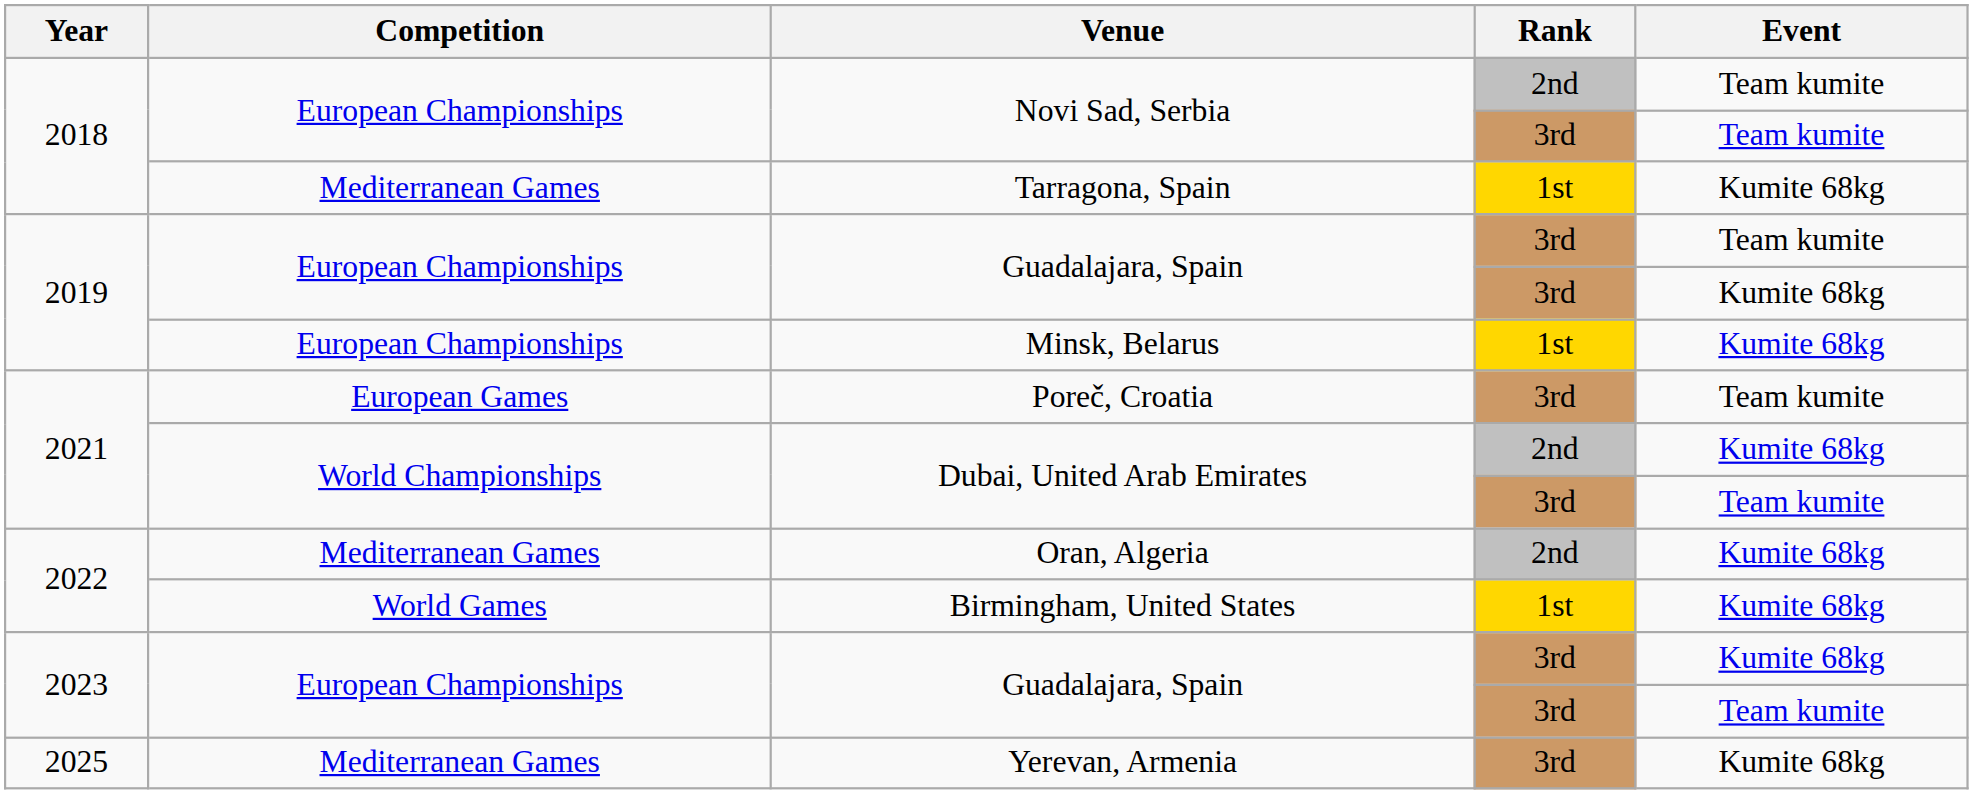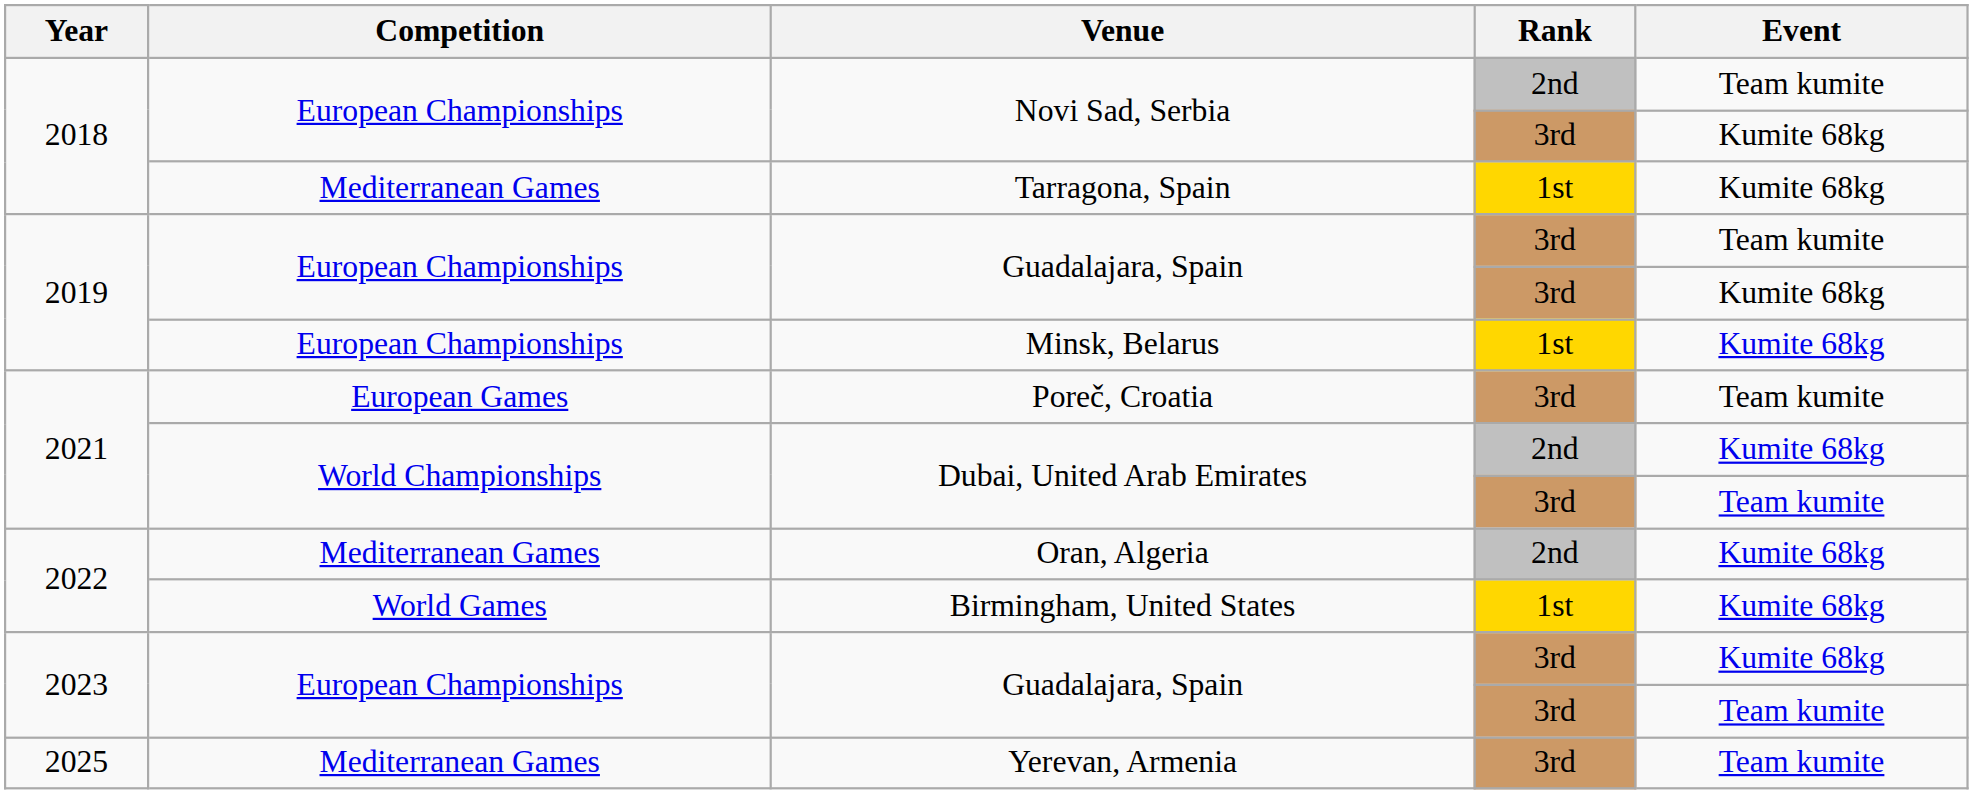(1802, 135) Team kumite -> (1802, 135) Kumite 68kg
(1802, 762) Kumite 68kg -> (1802, 762) Team kumite
